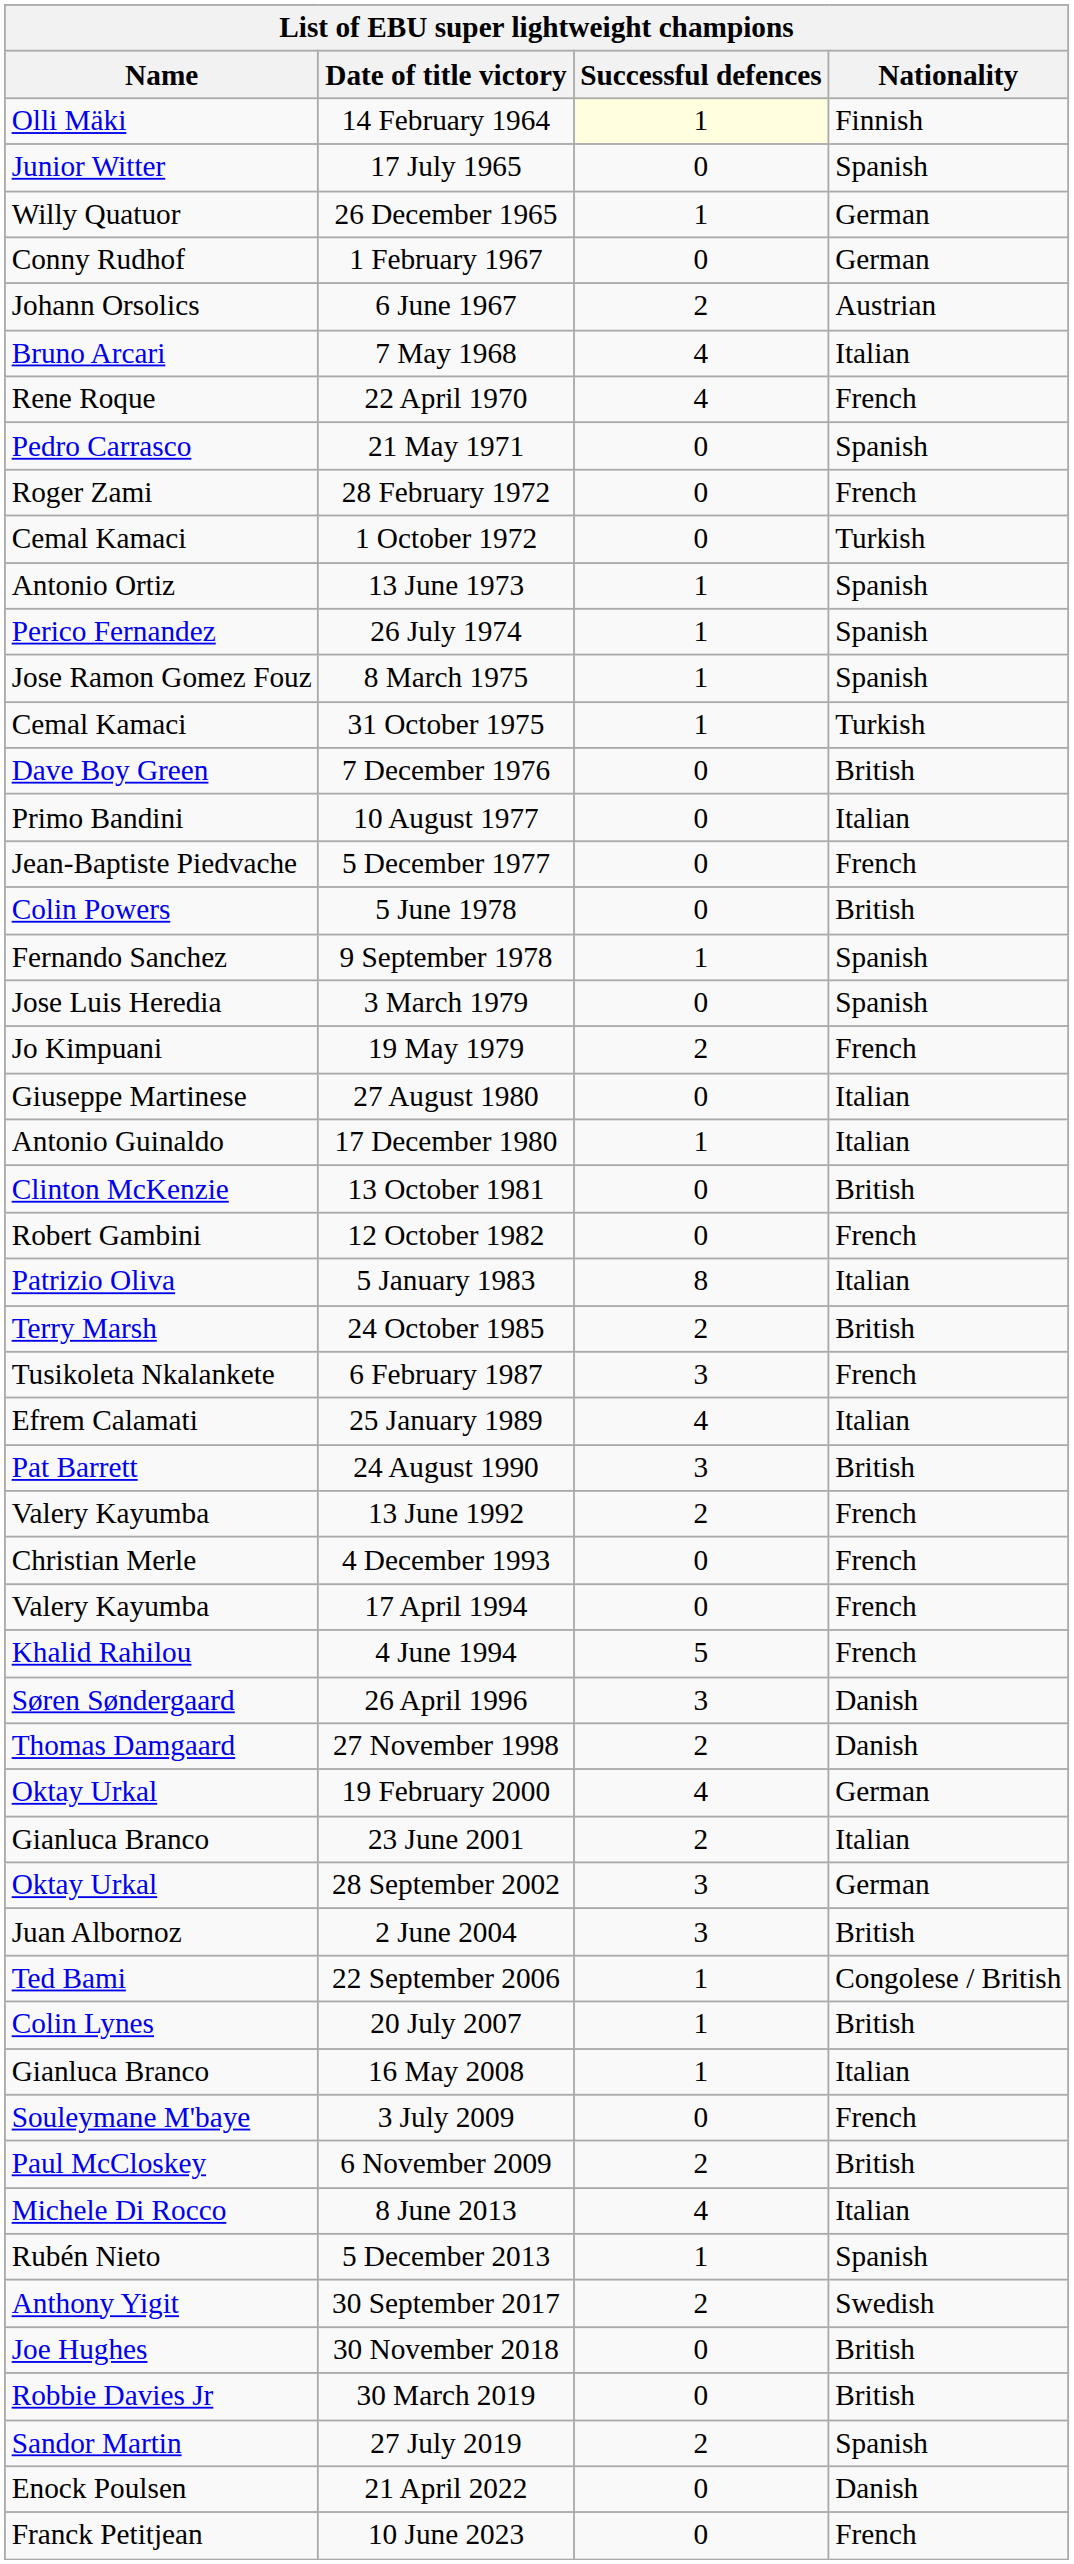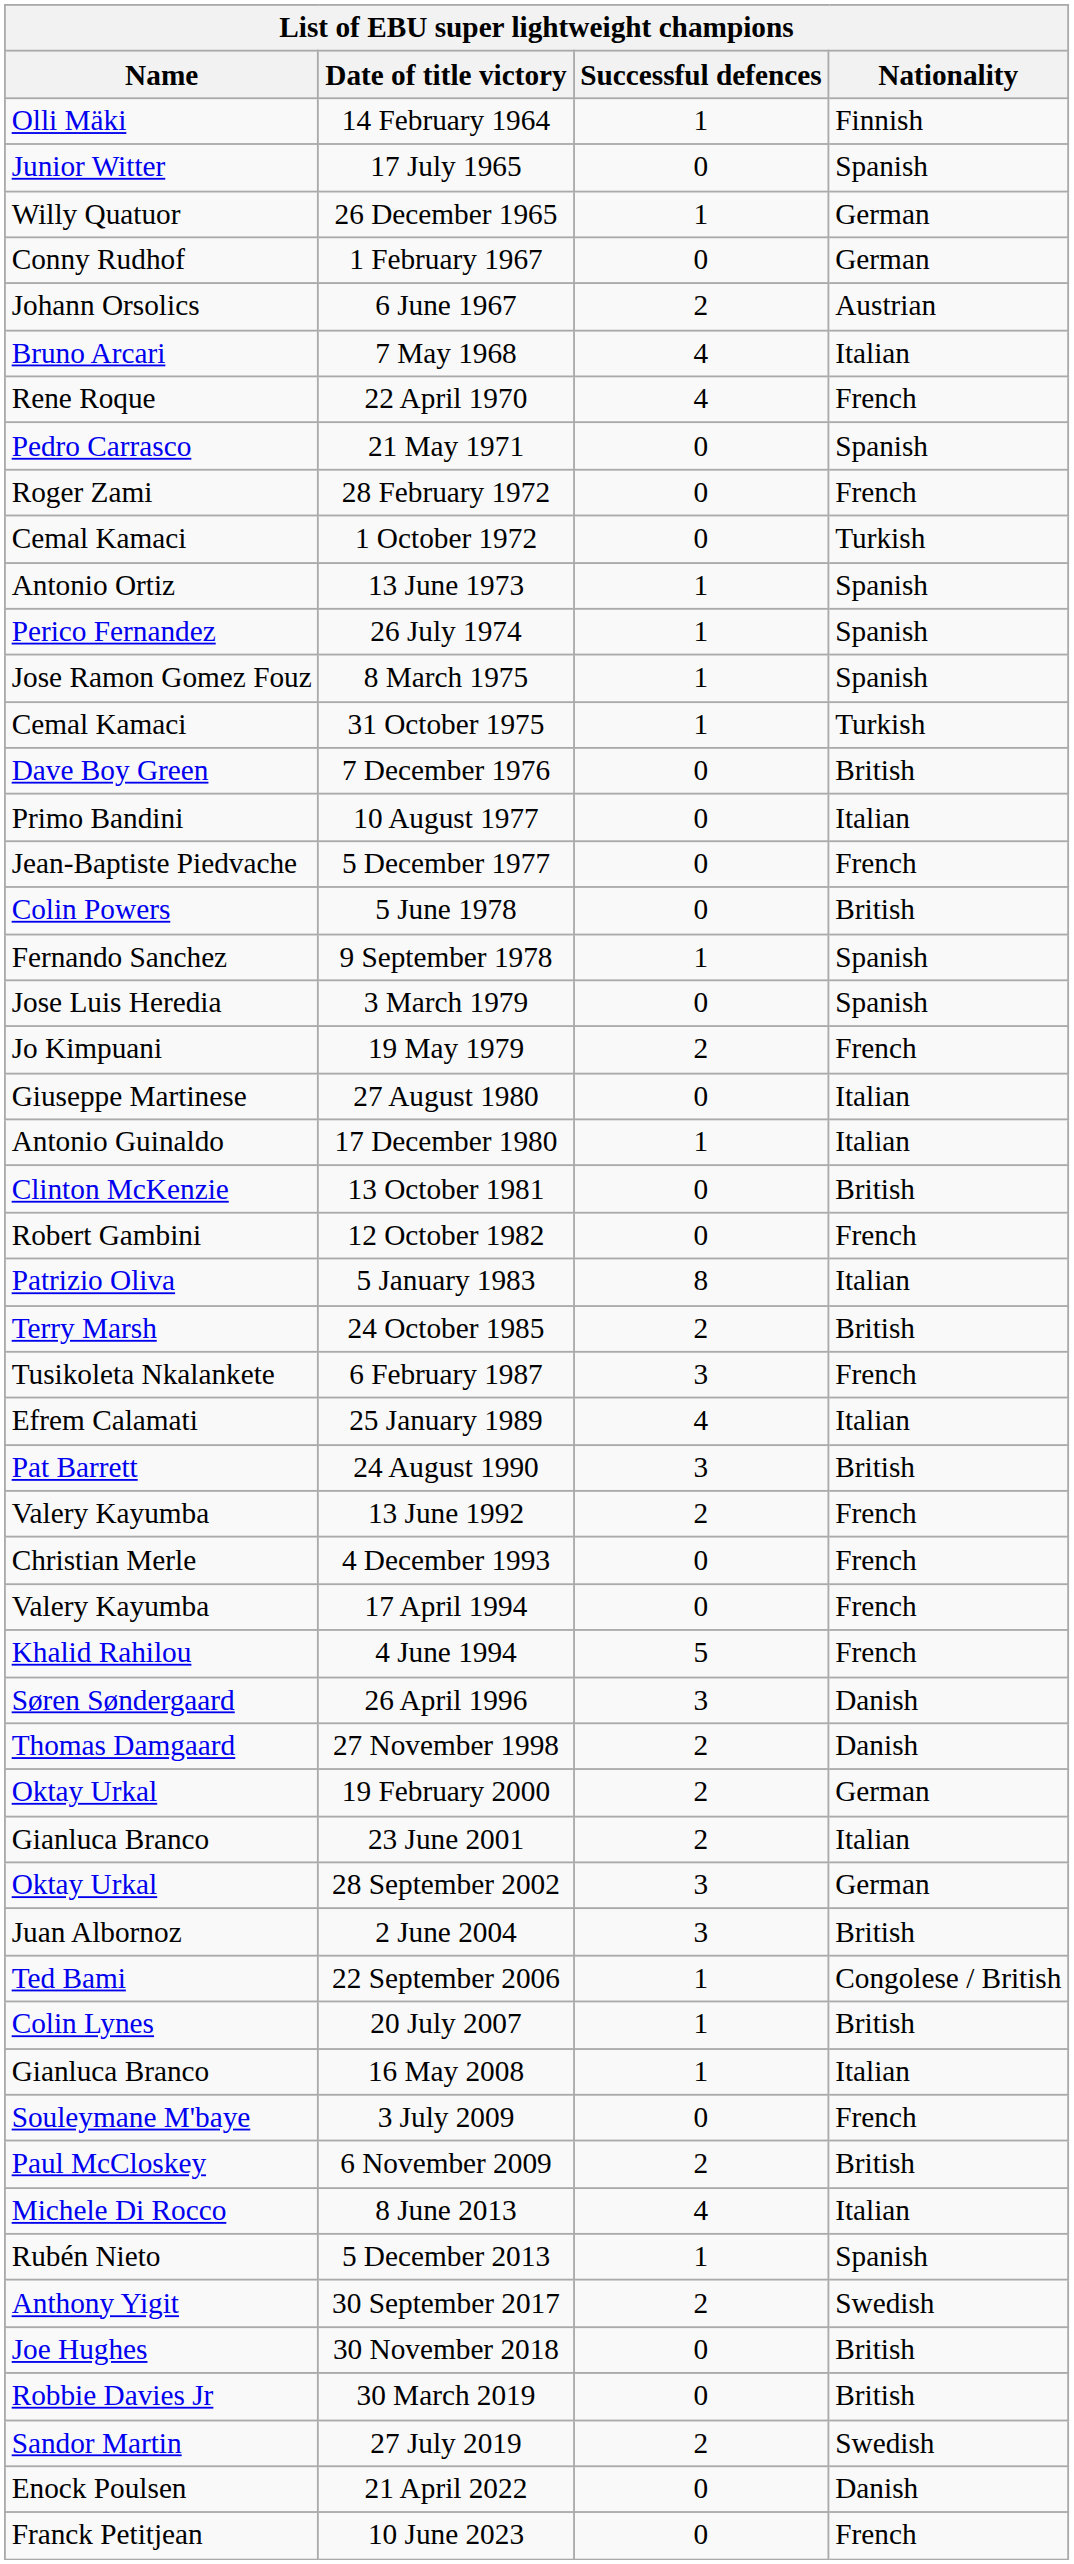(701, 120) lightyellow background -> (701, 120) no background
(701, 1792) 4 -> (701, 1792) 2
(882, 2442) Spanish -> (885, 2442) Swedish
